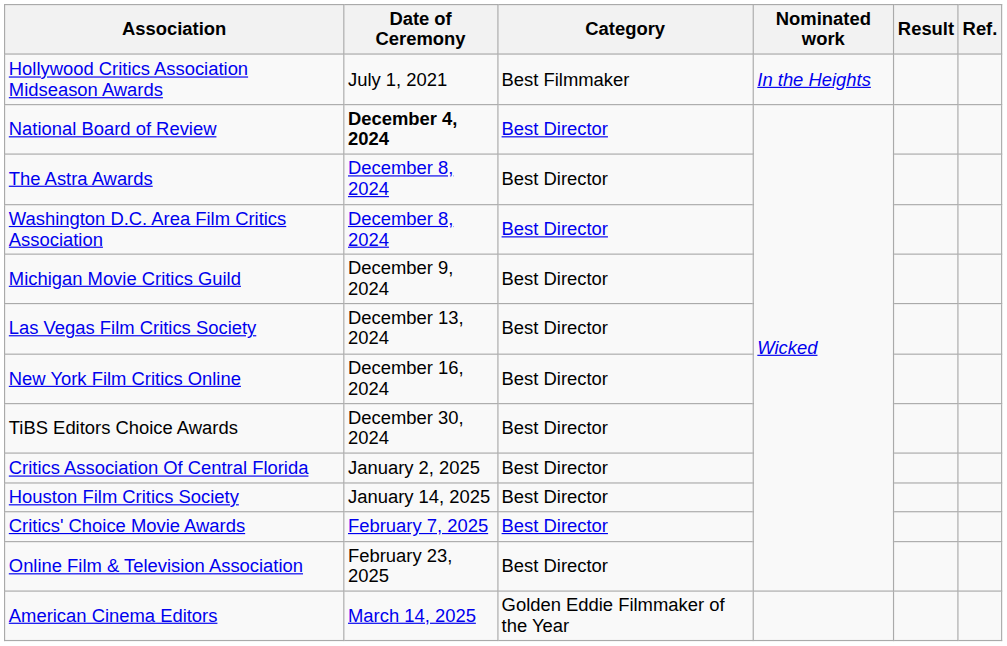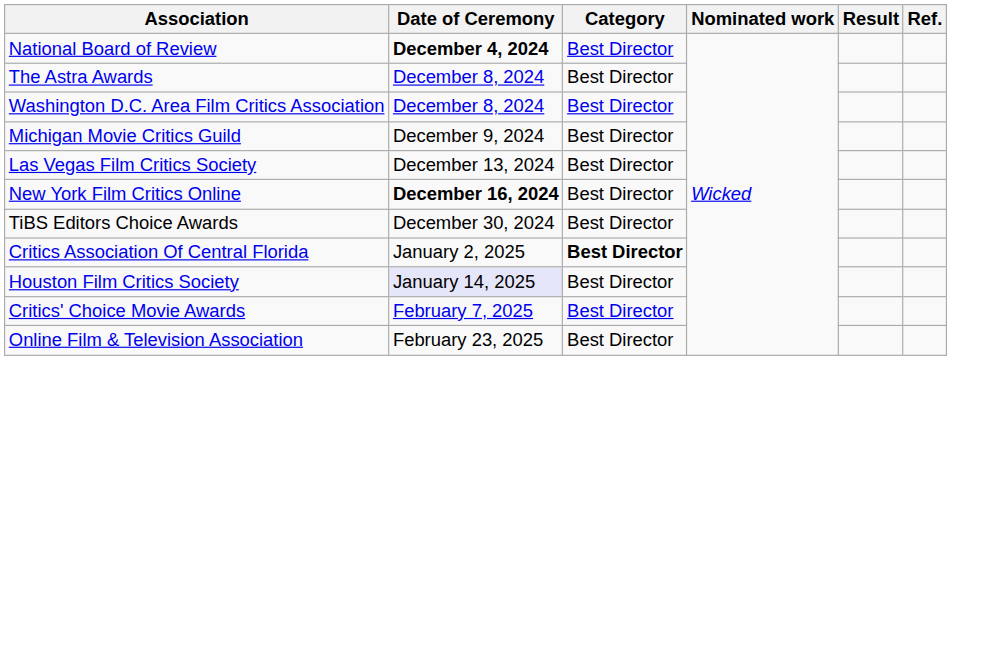- row: (128, 79)
(406, 378) normal -> (476, 194) bold
(555, 468) normal -> (625, 252) bold
(419, 497) no background -> (464, 281) lavender background
- row: (113, 615)
